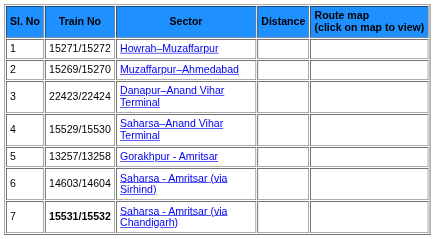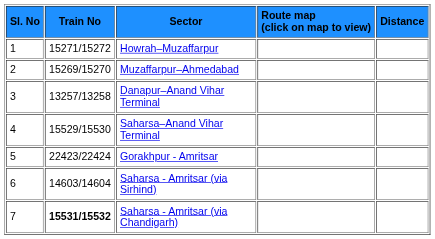columns swapped: (283, 21) <-> (369, 21)
(80, 97) 22423/22424 -> (80, 97) 13257/13258
(80, 157) 13257/13258 -> (80, 157) 22423/22424
